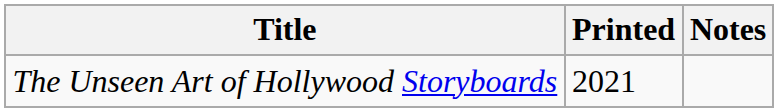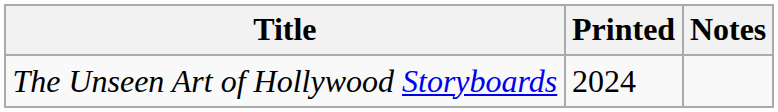(604, 80) 2021 -> (604, 80) 2024
